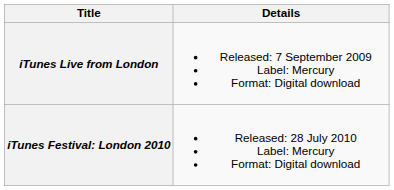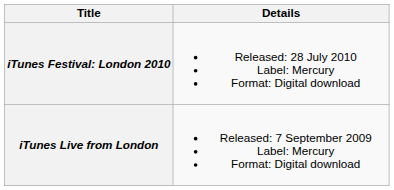rows swapped: (89, 63) <-> (89, 144)
